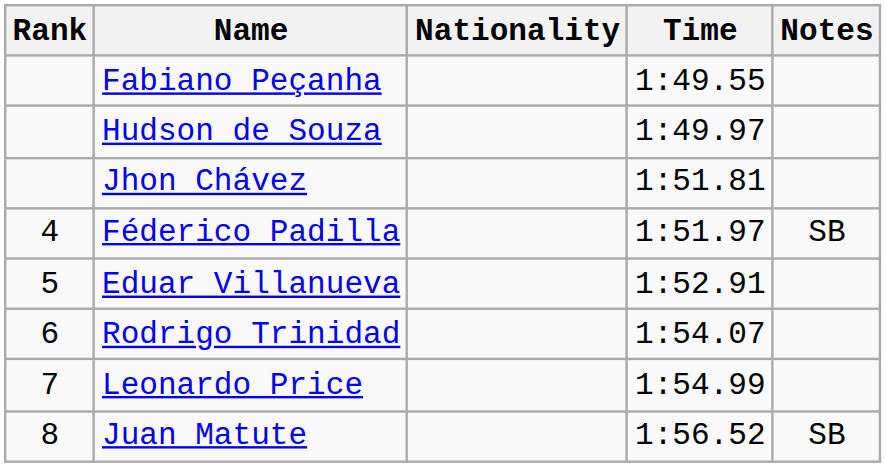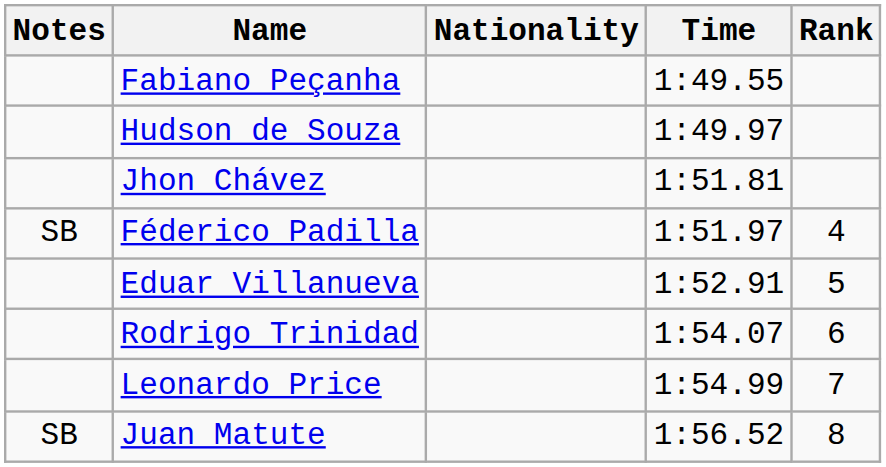columns swapped: (50, 31) <-> (827, 31)
